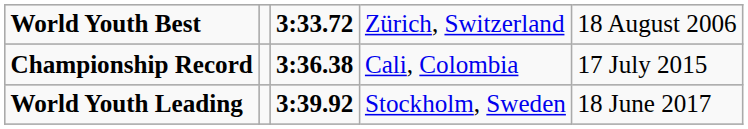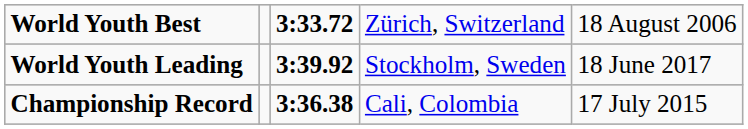rows swapped: (132, 64) <-> (127, 104)
